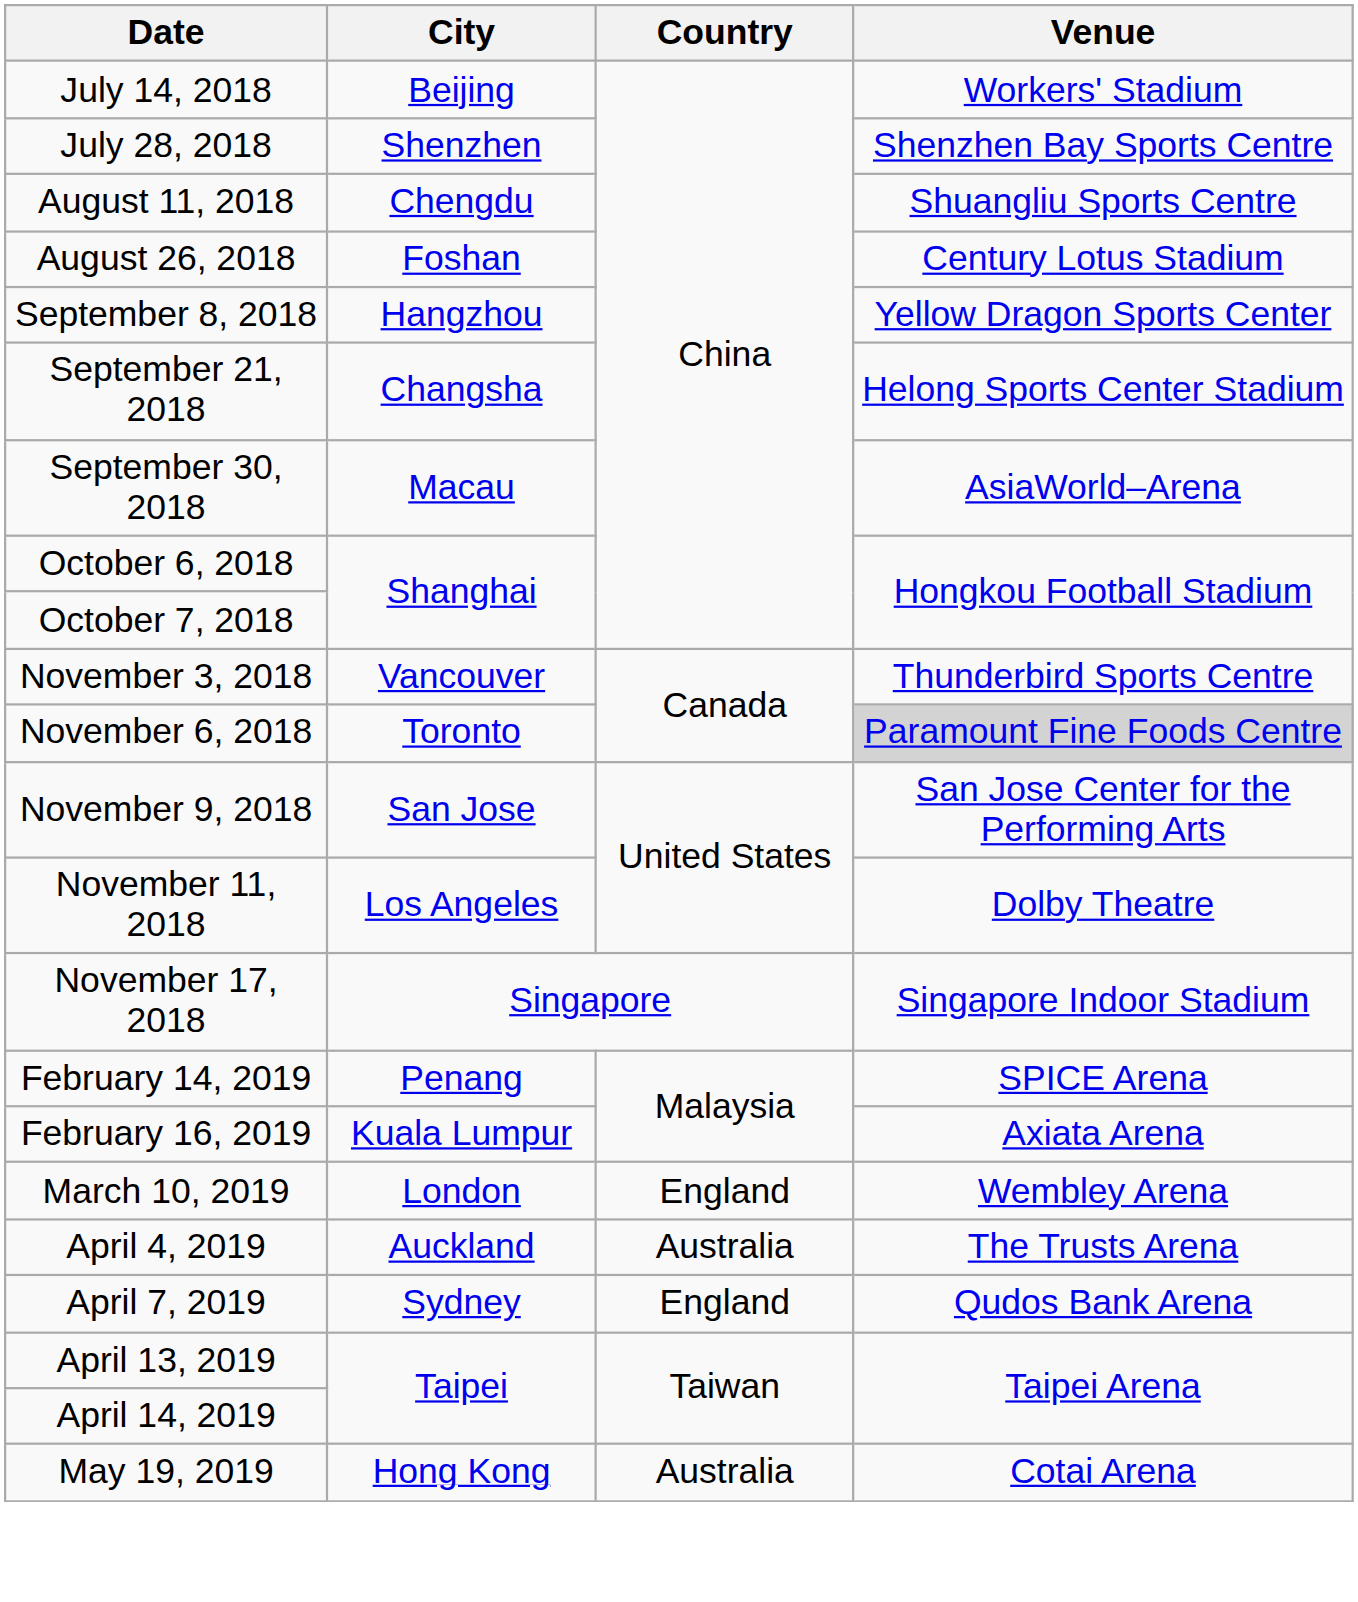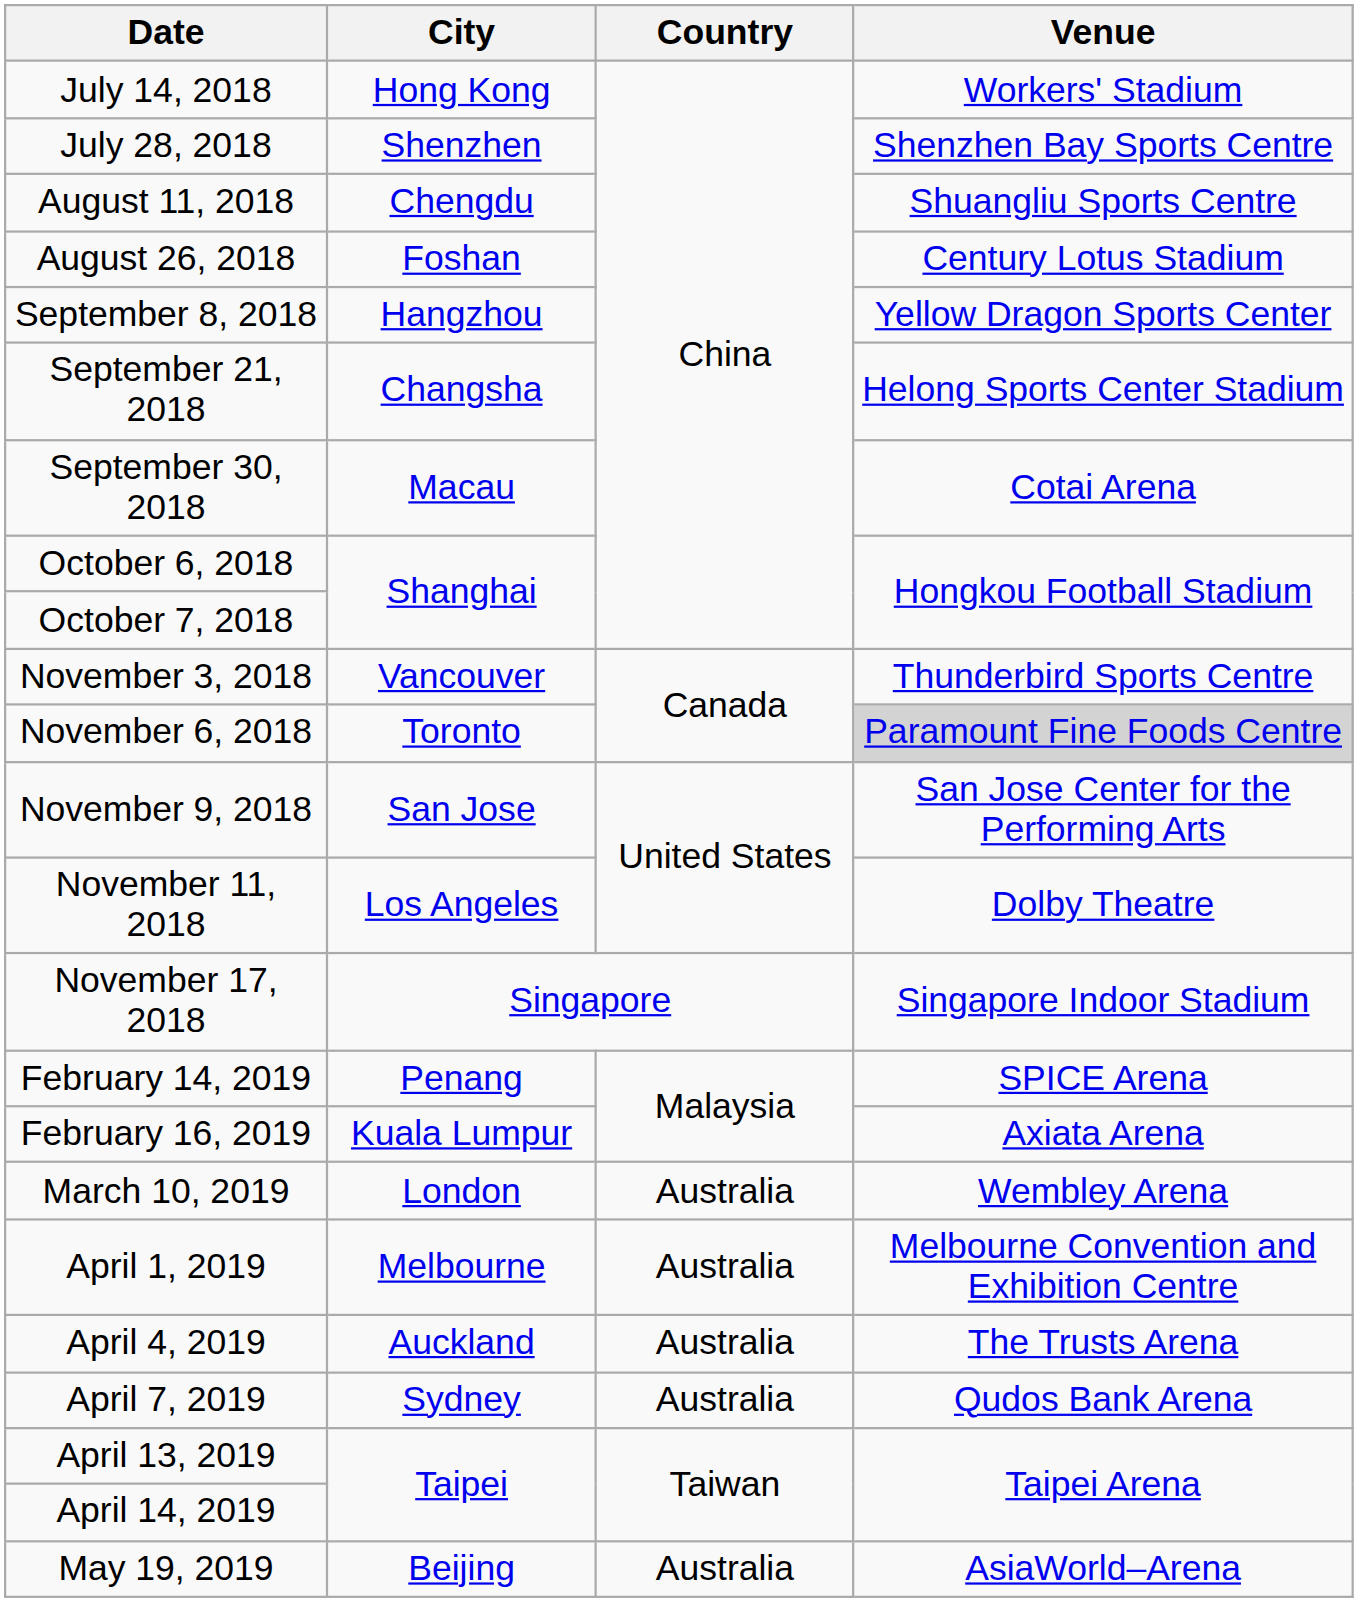(462, 88) Beijing -> (462, 88) Hong Kong
(1103, 486) AsiaWorld–Arena -> (1103, 486) Cotai Arena
(725, 1190) England -> (725, 1190) Australia
+ row: (166, 1266)
(725, 1302) England -> (725, 1399) Australia
(462, 1471) Hong Kong -> (462, 1568) Beijing
(1103, 1471) Cotai Arena -> (1103, 1568) AsiaWorld–Arena
